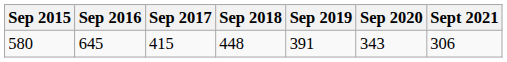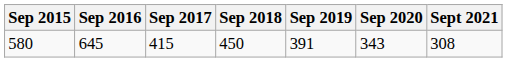(232, 43) 448 -> (232, 43) 450
(443, 43) 306 -> (443, 43) 308
